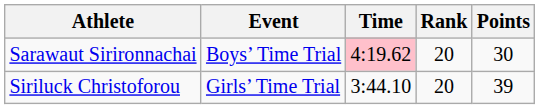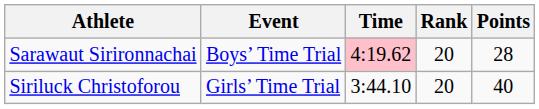(503, 54) 30 -> (503, 54) 28
(503, 87) 39 -> (503, 87) 40
